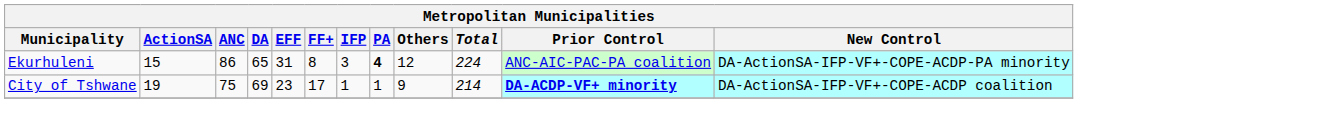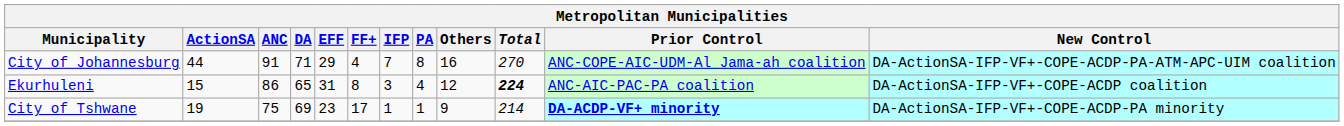+ row: (94, 63)
(377, 63) bold -> (420, 86) normal
(468, 63) normal -> (511, 86) bold
(894, 63) DA-ActionSA-IFP-VF+-COPE-ACDP-PA minority -> (1040, 86) DA-ActionSA-IFP-VF+-COPE-ACDP coalition
(885, 86) DA-ActionSA-IFP-VF+-COPE-ACDP coalition -> (1048, 109) DA-ActionSA-IFP-VF+-COPE-ACDP-PA minority
